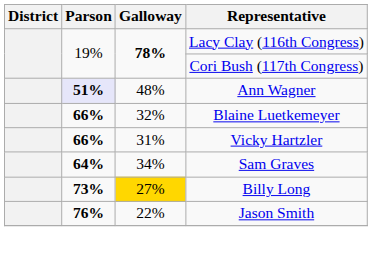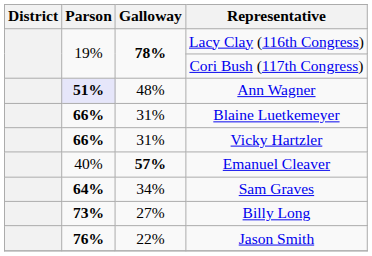(150, 115) 32% -> (150, 115) 31%
+ row: (276, 164)
(150, 189) gold background -> (150, 213) no background
